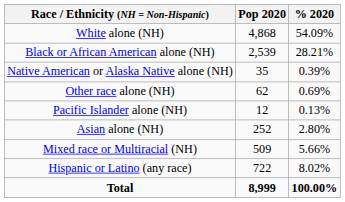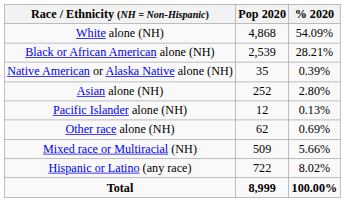rows swapped: (120, 129) <-> (120, 91)
